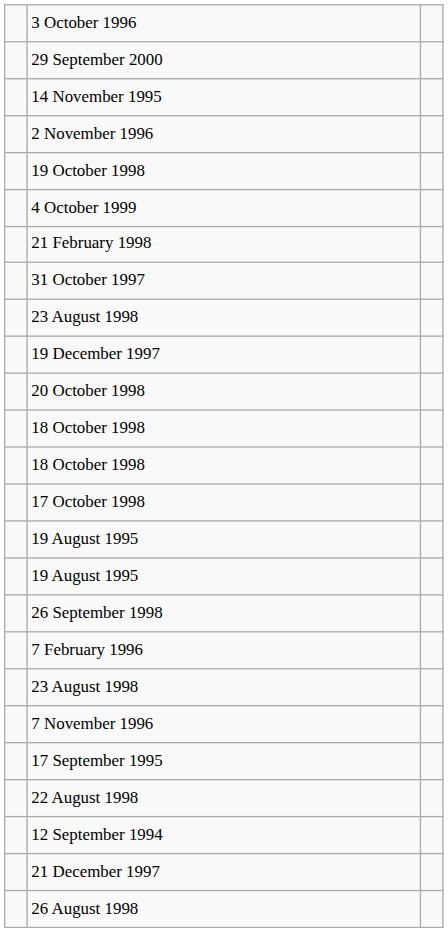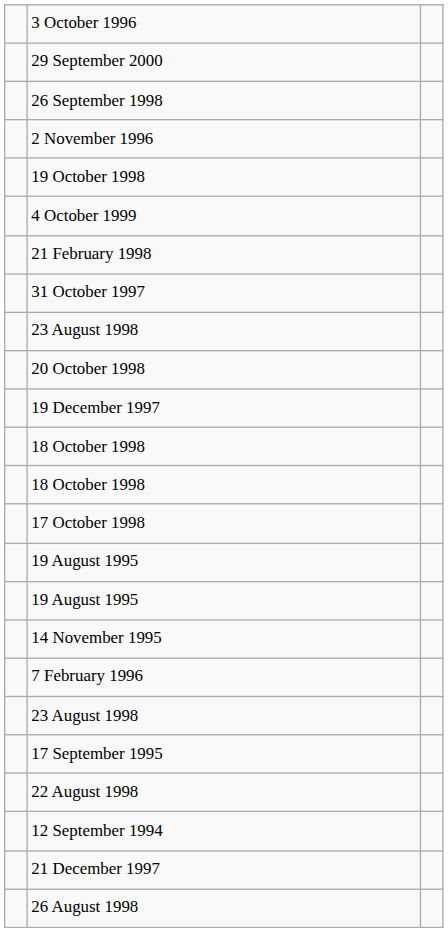rows swapped: (16, 613) <-> (16, 97)
rows swapped: (16, 392) <-> (16, 355)
- row: (16, 724)
